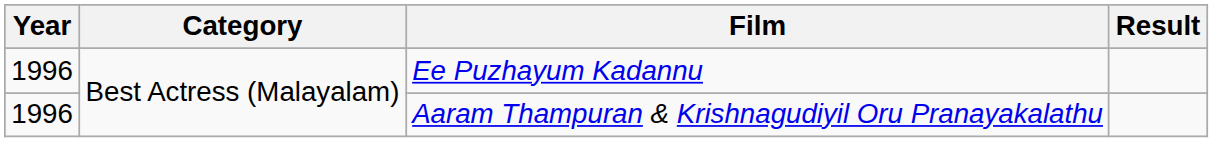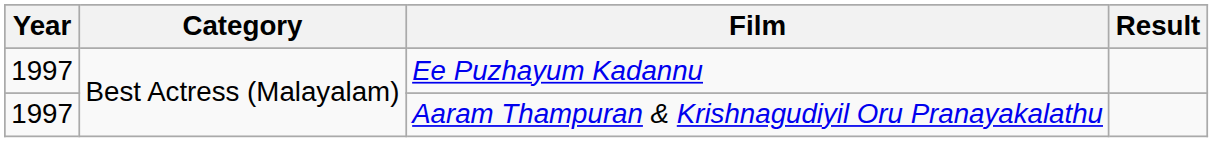(42, 70) 1996 -> (42, 70) 1997
(42, 114) 1996 -> (42, 114) 1997
